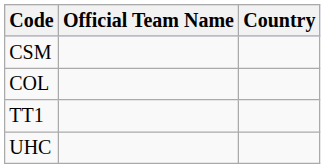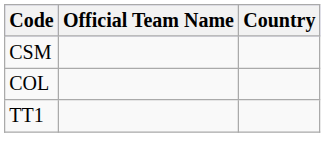- row: (30, 147)
